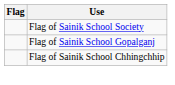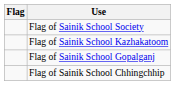+ row: (99, 42)
